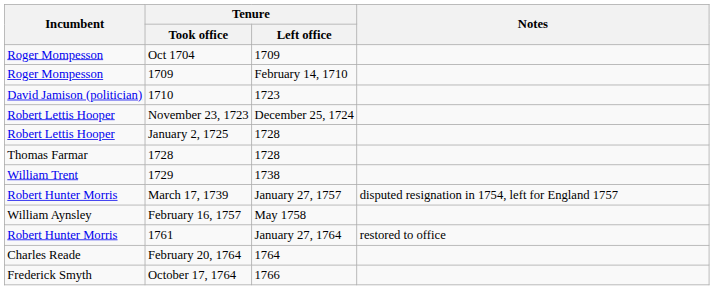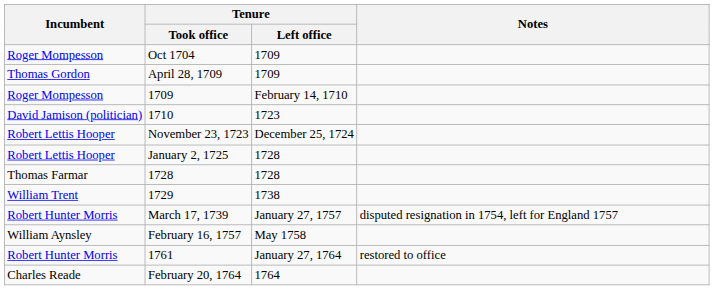+ row: (185, 74)
- row: (192, 275)
